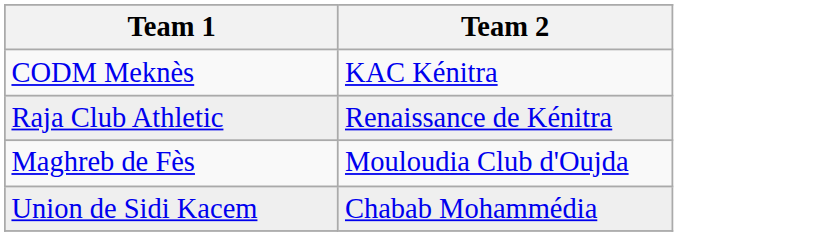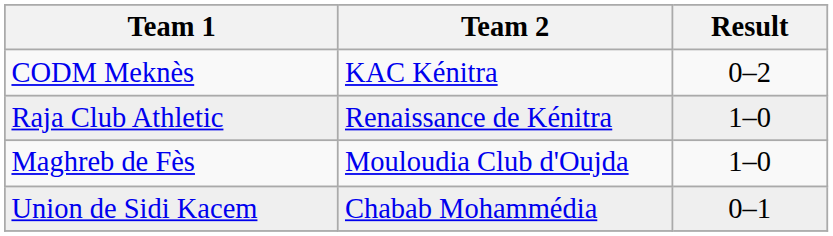+ column: (750, 27)
